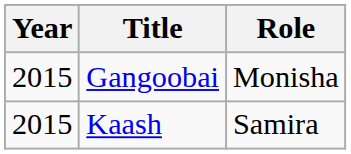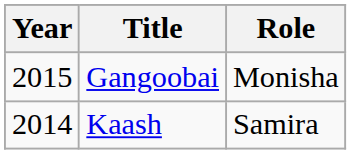(42, 124) 2015 -> (42, 124) 2014
